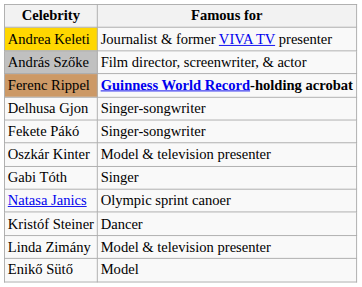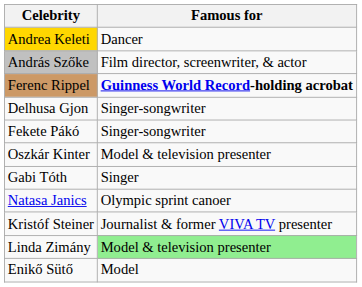(216, 39) Journalist & former VIVA TV presenter -> (122, 39) Dancer
(122, 223) Dancer -> (216, 223) Journalist & former VIVA TV presenter
(186, 246) no background -> (186, 246) lightgreen background
